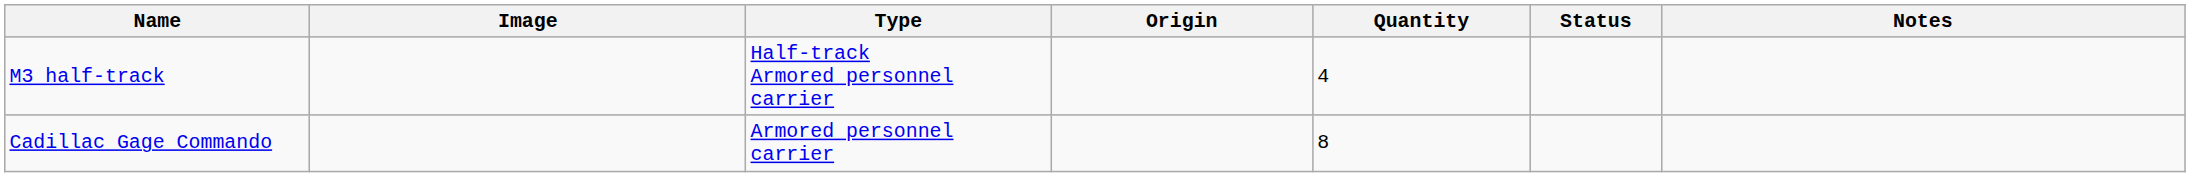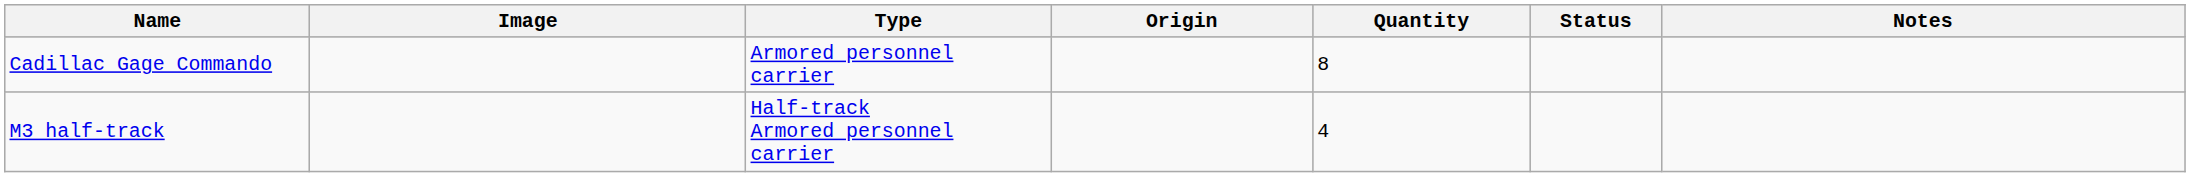rows swapped: (141, 143) <-> (87, 76)
